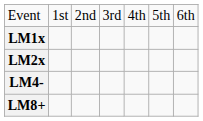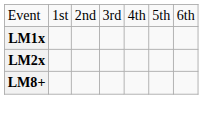- row: (27, 82)
